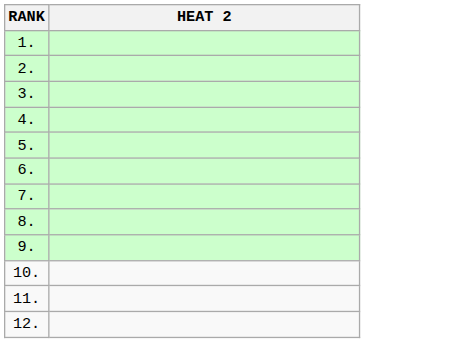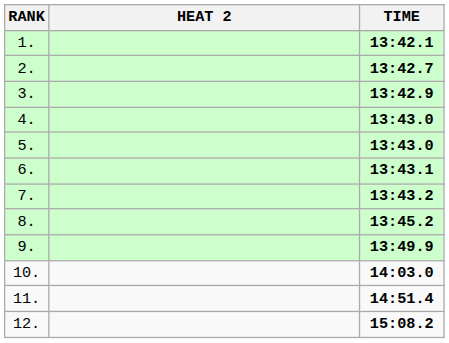+ column: (402, 17)
